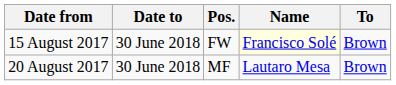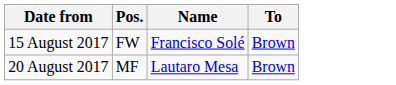- column: (158, 17)
(289, 42) lightyellow background -> (198, 42) no background
